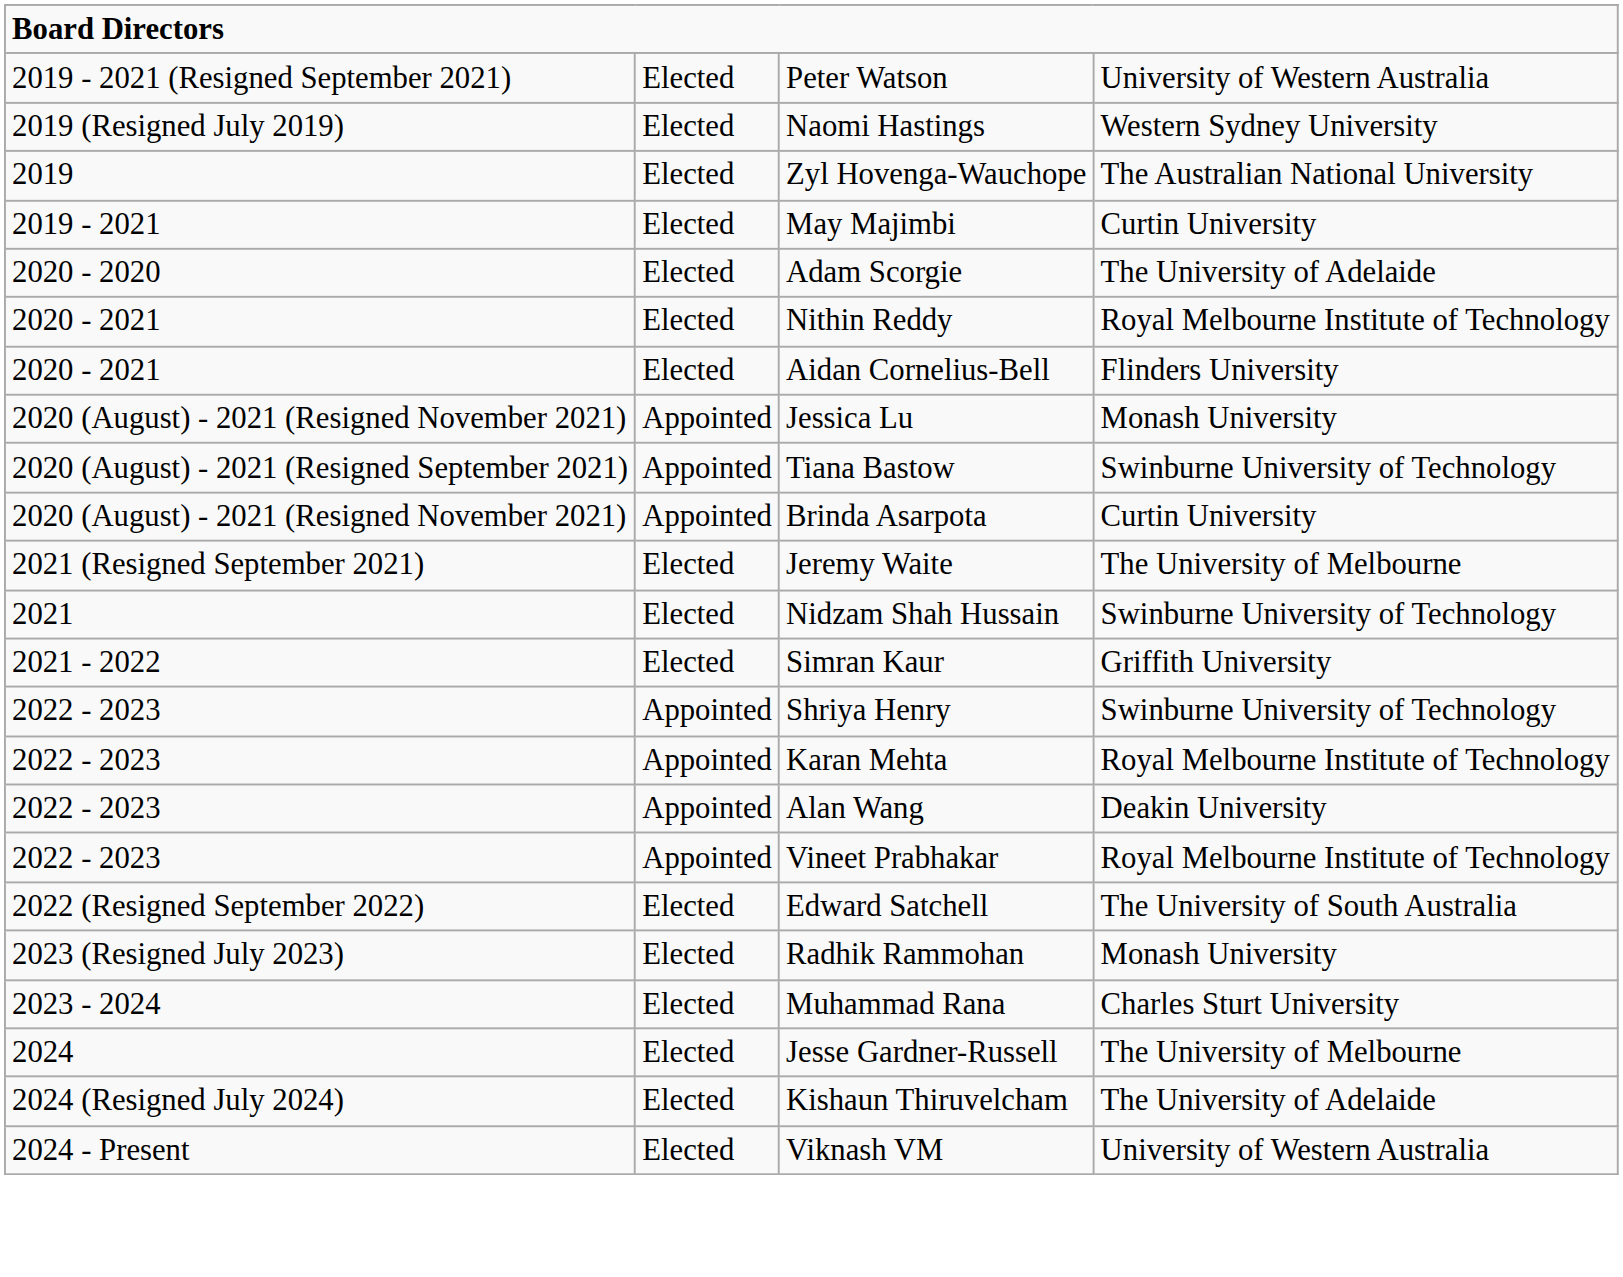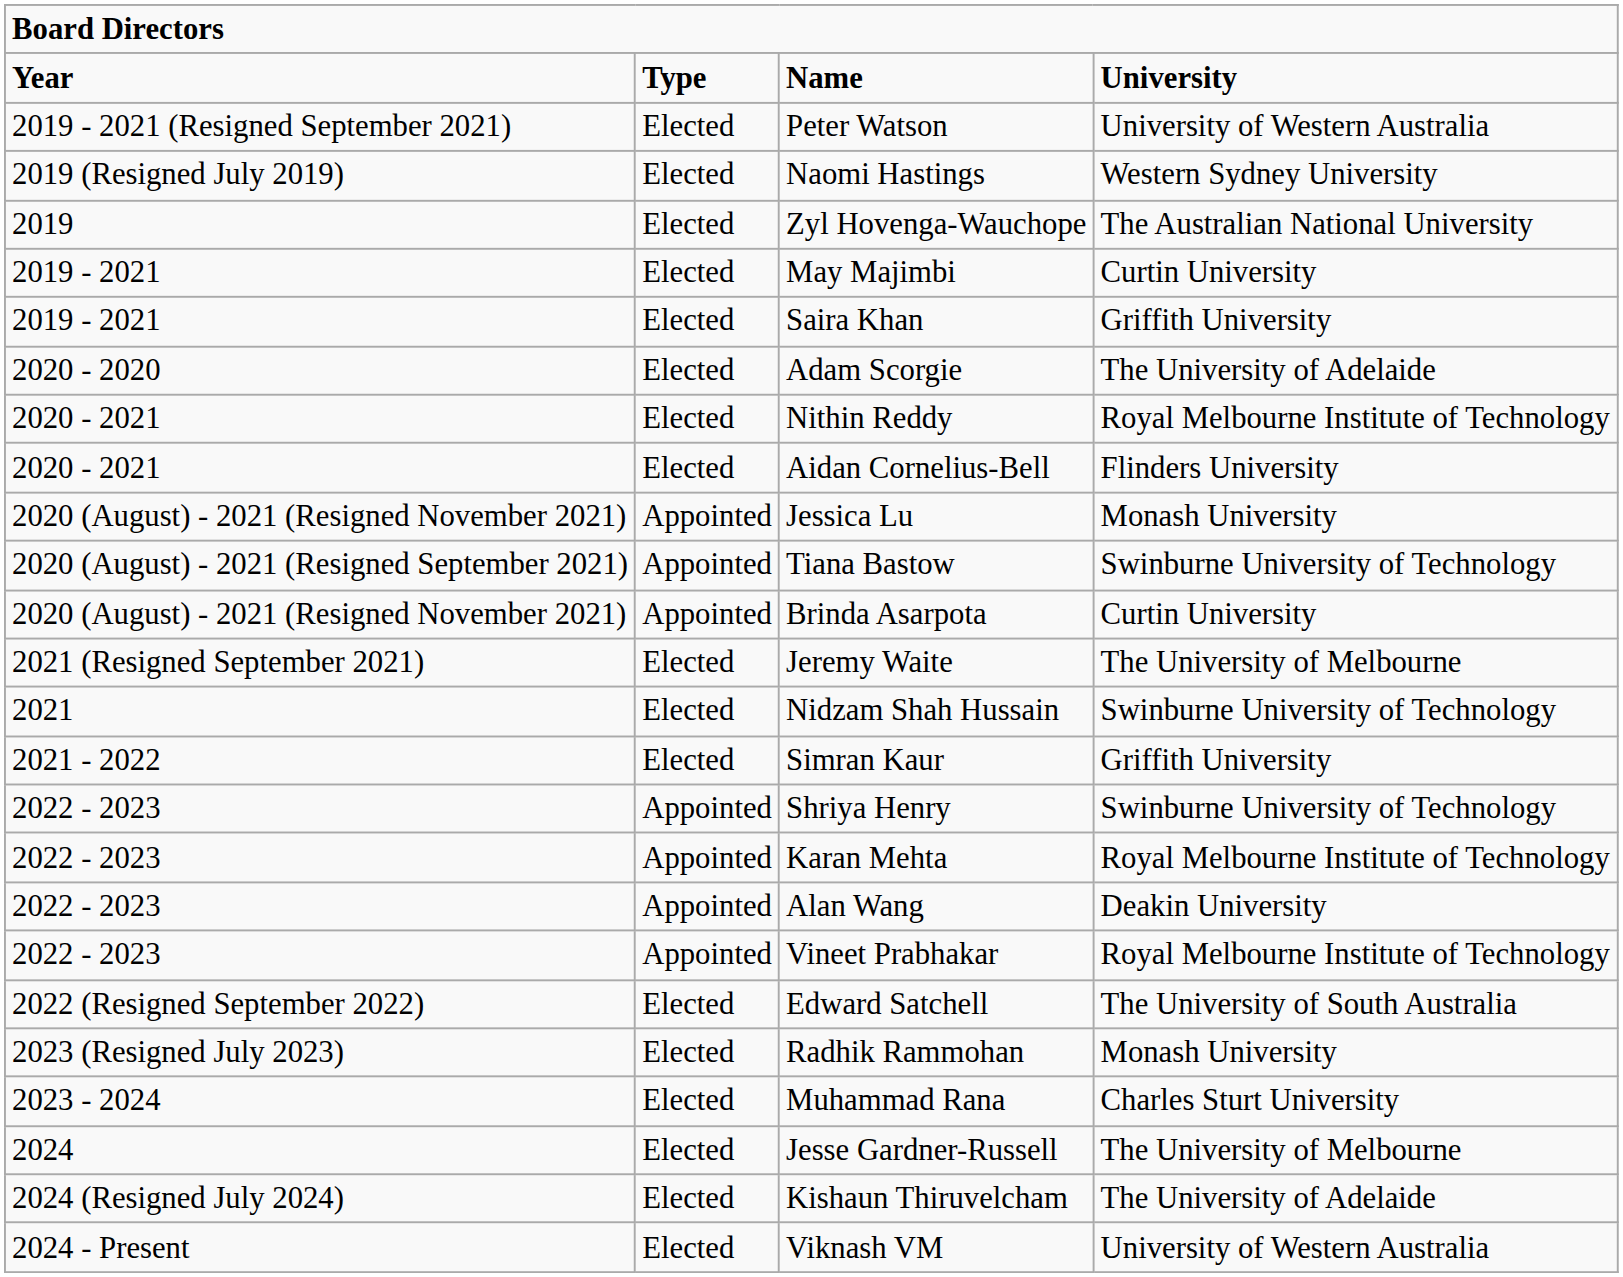+ row: (824, 77)
+ row: (855, 321)
